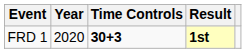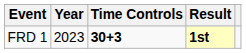(69, 37) 2020 -> (69, 37) 2023
